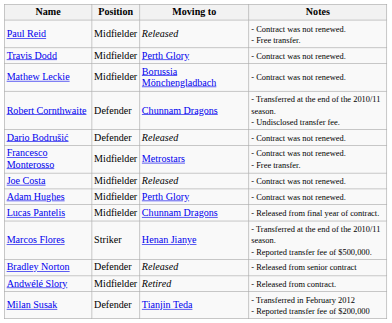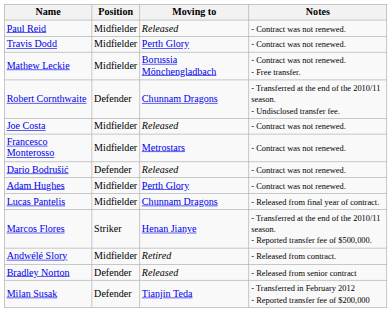(299, 34) - Contract was not renewed. - Free transfer. -> (299, 29) - Contract was not renewed.
(299, 78) - Contract was not renewed. -> (299, 66) - Contract was not renewed. - Free transfer.
rows swapped: (38, 137) <-> (26, 181)
(299, 160) - Contract was not renewed. - Free transfer. -> (299, 148) - Contract was not renewed.
rows swapped: (38, 267) <-> (37, 283)
